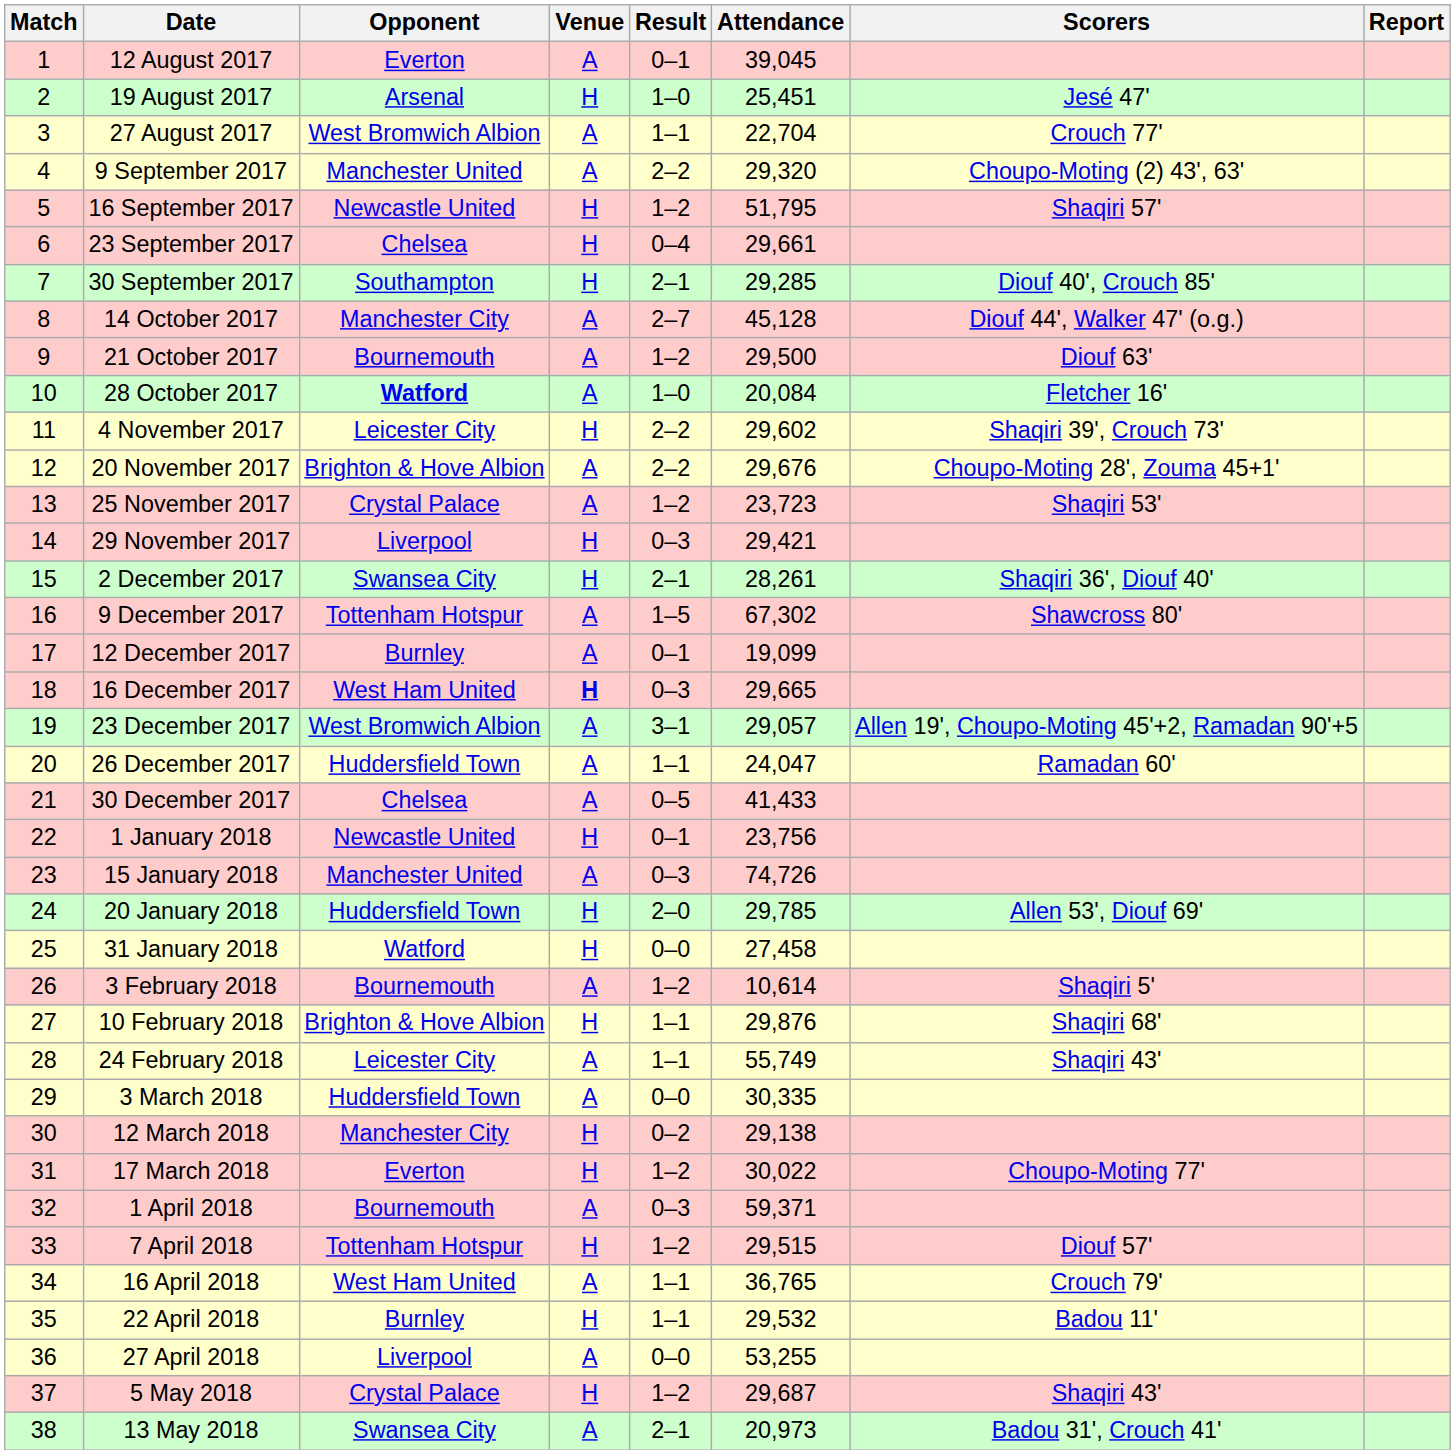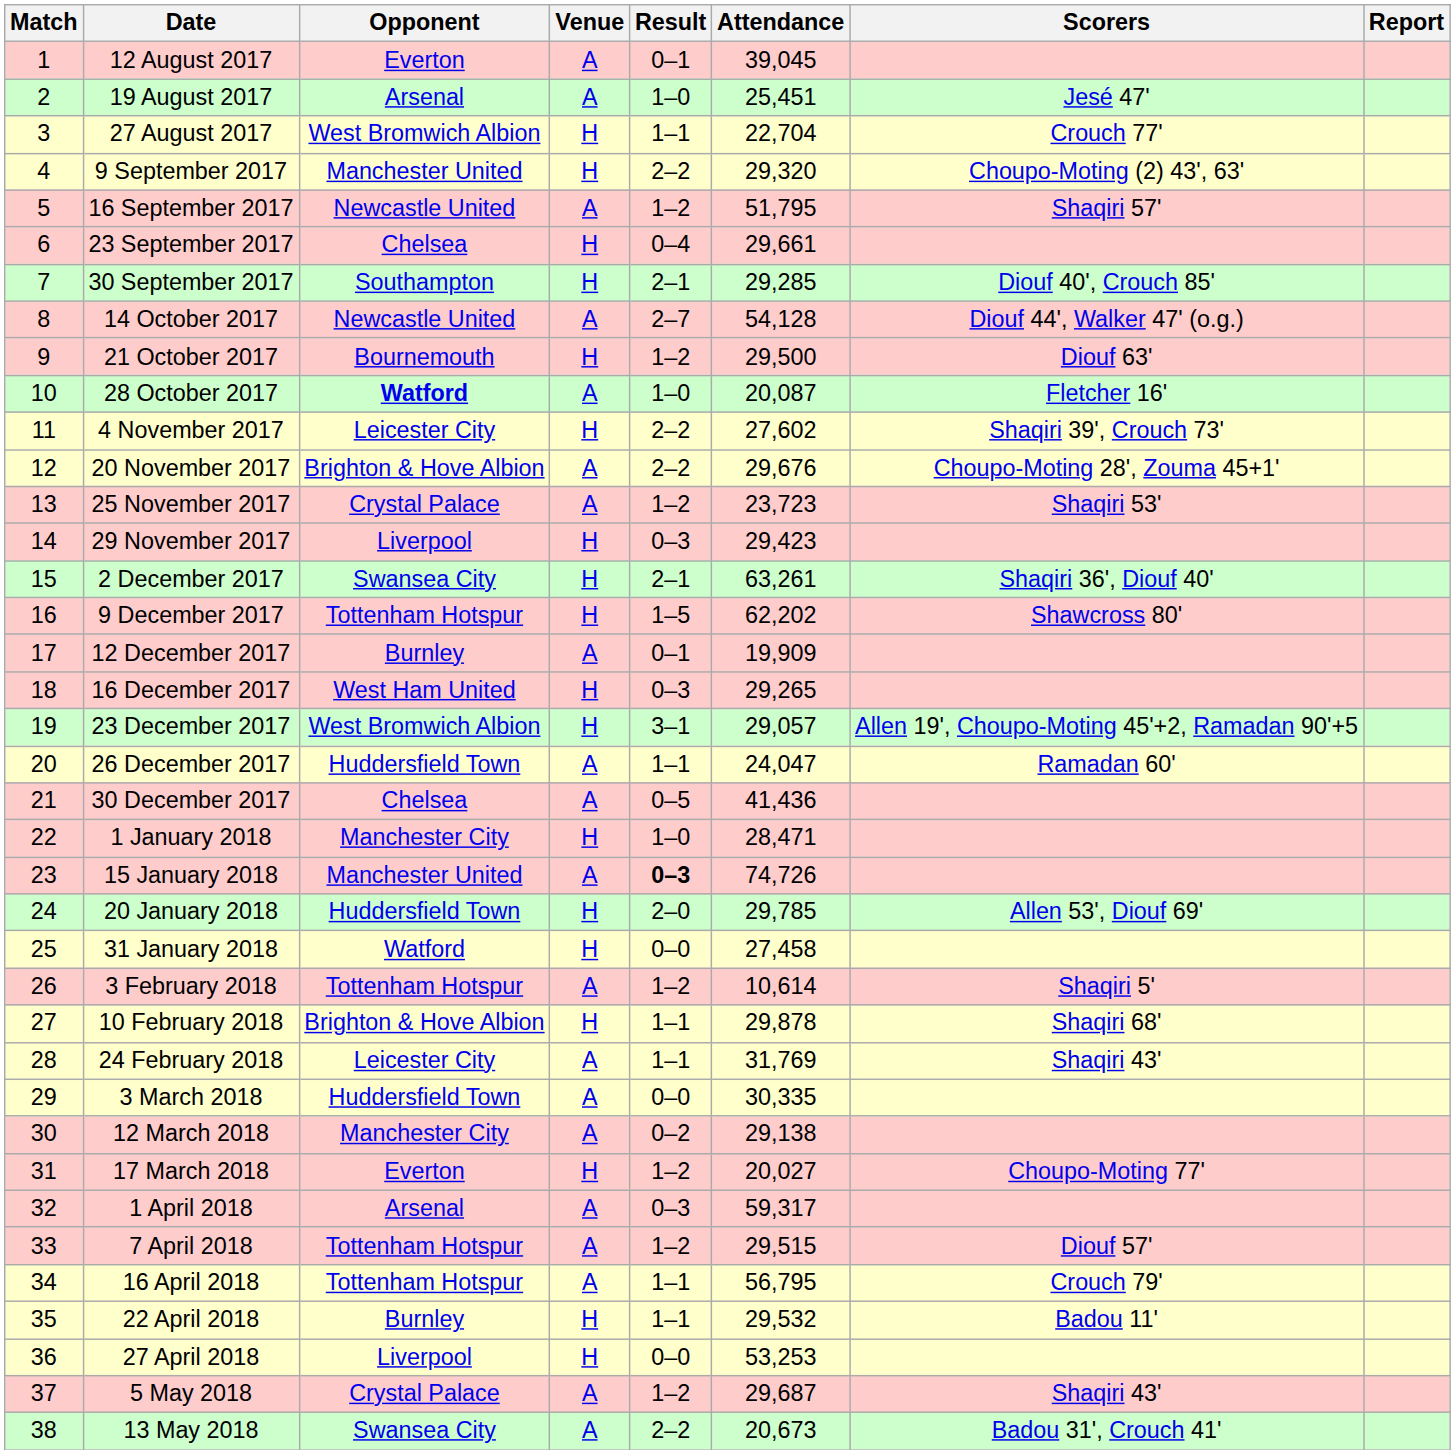(590, 97) H -> (590, 97) A
(590, 134) A -> (590, 134) H
(590, 171) A -> (590, 171) H
(590, 208) H -> (590, 208) A
(424, 319) Manchester City -> (424, 319) Newcastle United
(781, 319) 45,128 -> (781, 319) 54,128
(590, 356) A -> (590, 356) H
(781, 393) 20,084 -> (781, 393) 20,087
(781, 430) 29,602 -> (781, 430) 27,602
(781, 541) 29,421 -> (781, 541) 29,423
(781, 578) 28,261 -> (781, 578) 63,261
(590, 615) A -> (590, 615) H
(781, 615) 67,302 -> (781, 615) 62,202
(781, 652) 19,099 -> (781, 652) 19,909
(590, 689) bold -> (590, 689) normal
(781, 689) 29,665 -> (781, 689) 29,265
(590, 726) A -> (590, 726) H
(781, 801) 41,433 -> (781, 801) 41,436
(424, 838) Newcastle United -> (424, 838) Manchester City
(671, 838) 0–1 -> (671, 838) 1–0
(781, 838) 23,756 -> (781, 838) 28,471
(671, 875) normal -> (671, 875) bold
(424, 986) Bournemouth -> (424, 986) Tottenham Hotspur
(781, 1023) 29,876 -> (781, 1023) 29,878
(781, 1060) 55,749 -> (781, 1060) 31,769
(590, 1134) H -> (590, 1134) A
(781, 1171) 30,022 -> (781, 1171) 20,027
(424, 1208) Bournemouth -> (424, 1208) Arsenal
(781, 1208) 59,371 -> (781, 1208) 59,317
(590, 1245) H -> (590, 1245) A
(424, 1282) West Ham United -> (424, 1282) Tottenham Hotspur
(781, 1282) 36,765 -> (781, 1282) 56,795
(590, 1356) A -> (590, 1356) H
(781, 1356) 53,255 -> (781, 1356) 53,253
(590, 1393) H -> (590, 1393) A
(671, 1430) 2–1 -> (671, 1430) 2–2
(781, 1430) 20,973 -> (781, 1430) 20,673
